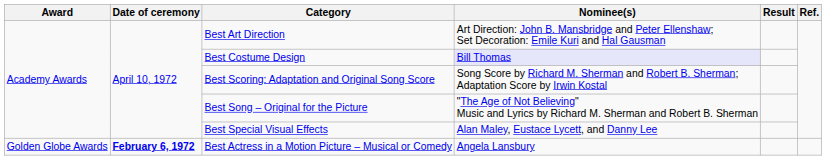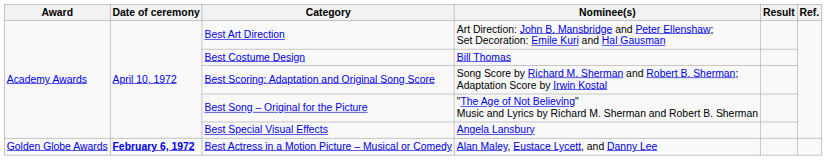(484, 57) lavender background -> (484, 57) no background
(557, 130) Alan Maley, Eustace Lycett, and Danny Lee -> (496, 130) Angela Lansbury
(496, 146) Angela Lansbury -> (557, 146) Alan Maley, Eustace Lycett, and Danny Lee
